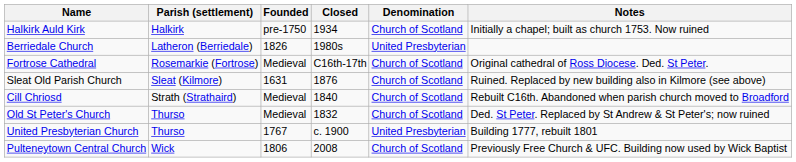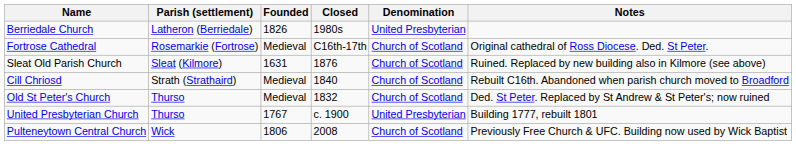- row: (46, 30)
